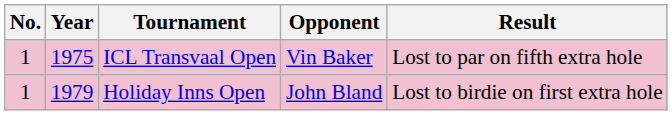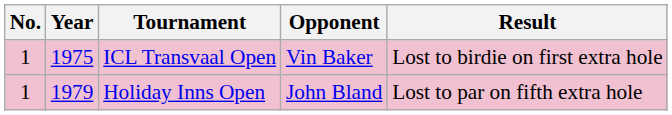(517, 57) Lost to par on fifth extra hole -> (527, 57) Lost to birdie on first extra hole
(527, 92) Lost to birdie on first extra hole -> (517, 92) Lost to par on fifth extra hole
